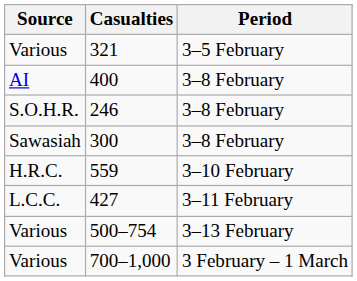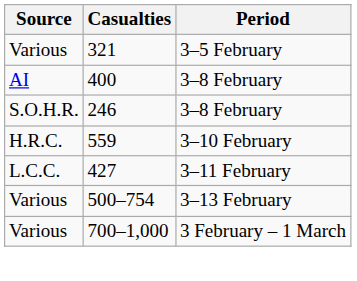- row: (104, 140)
